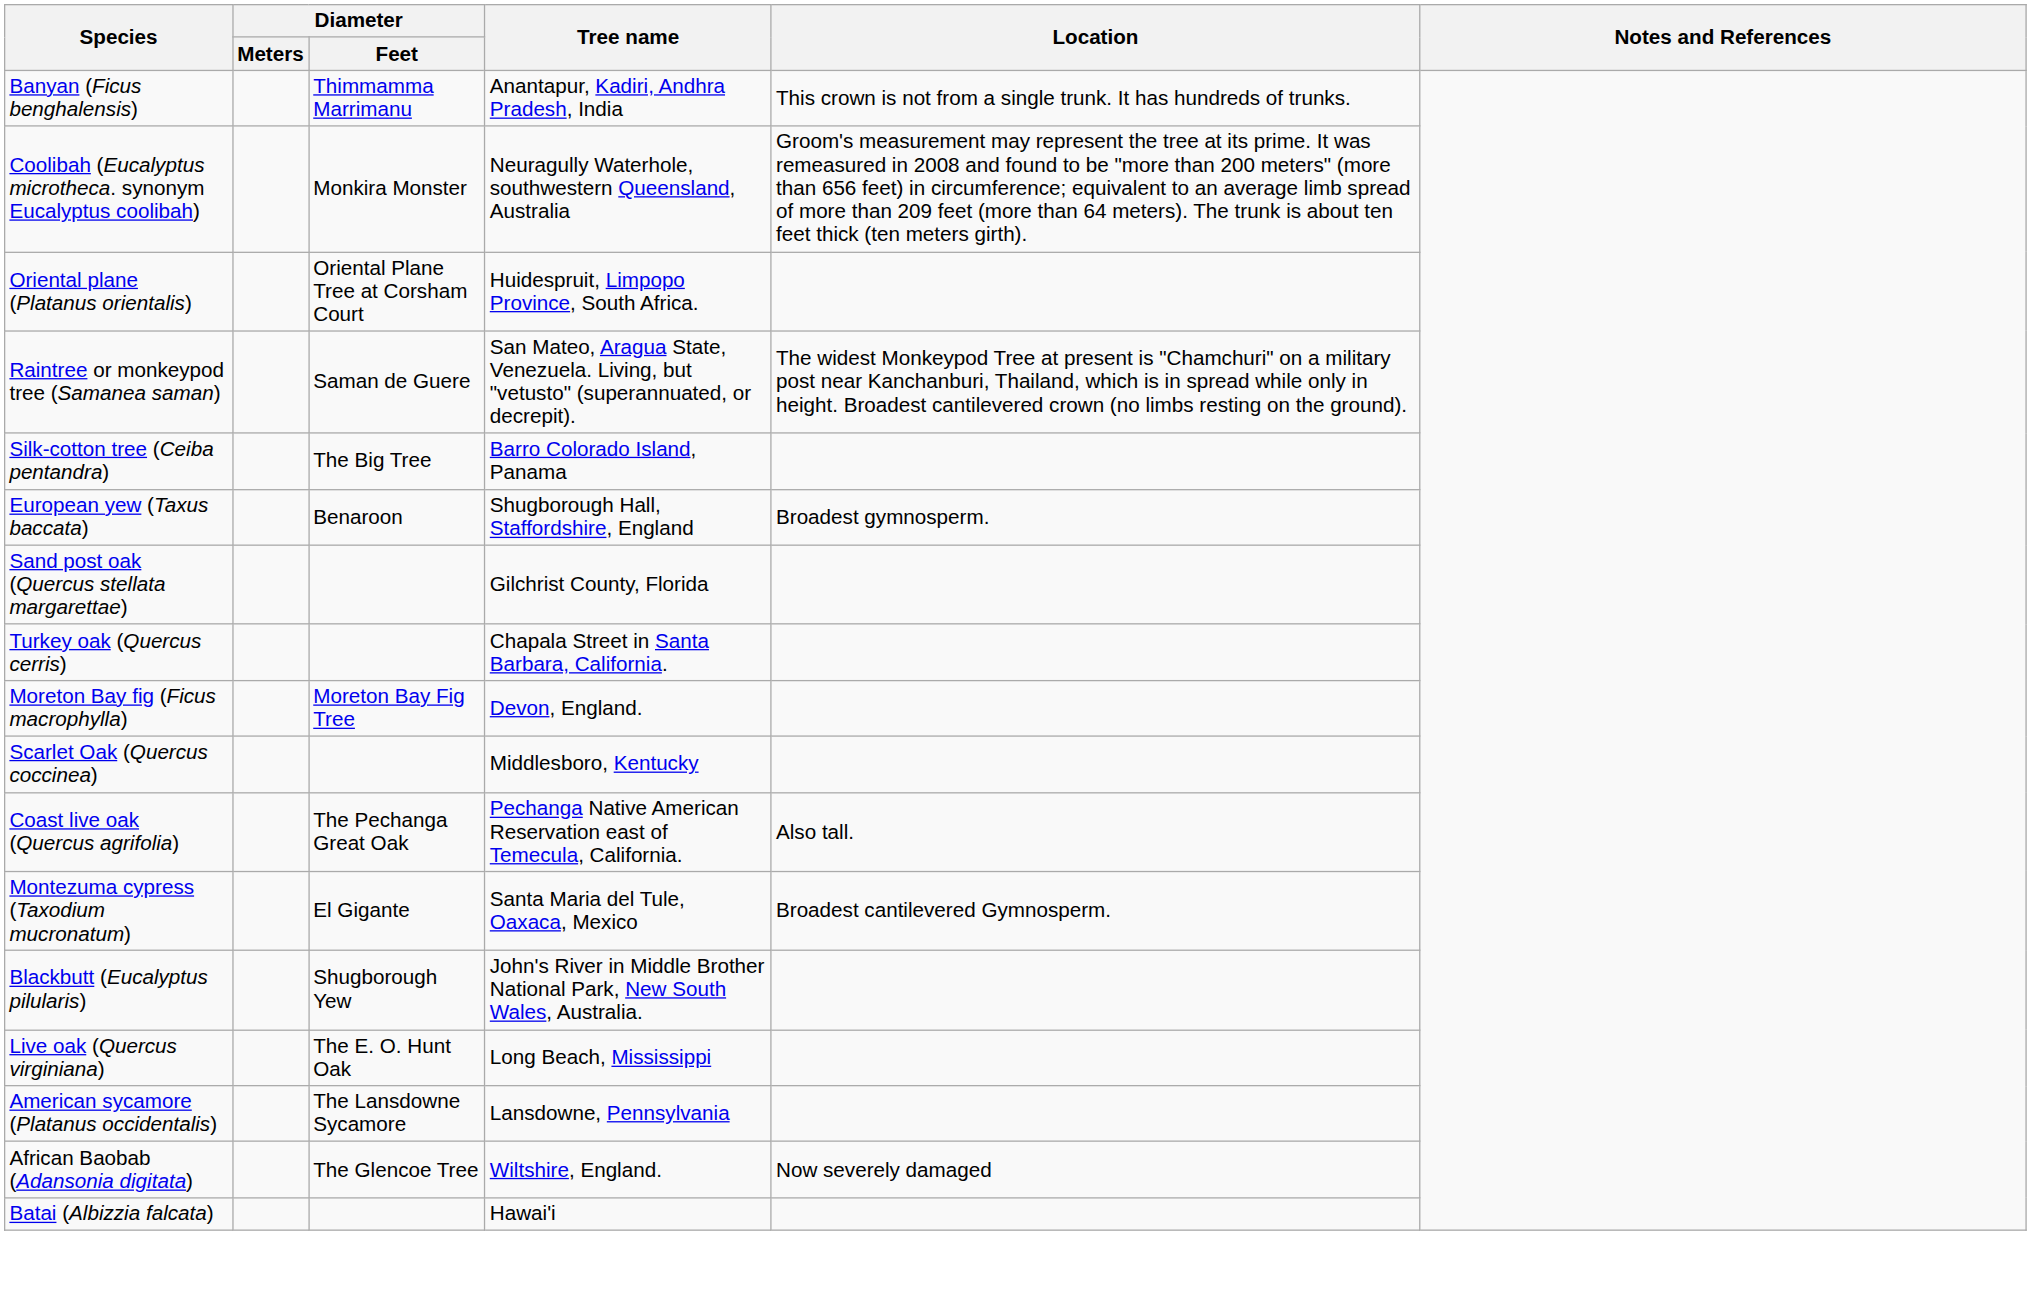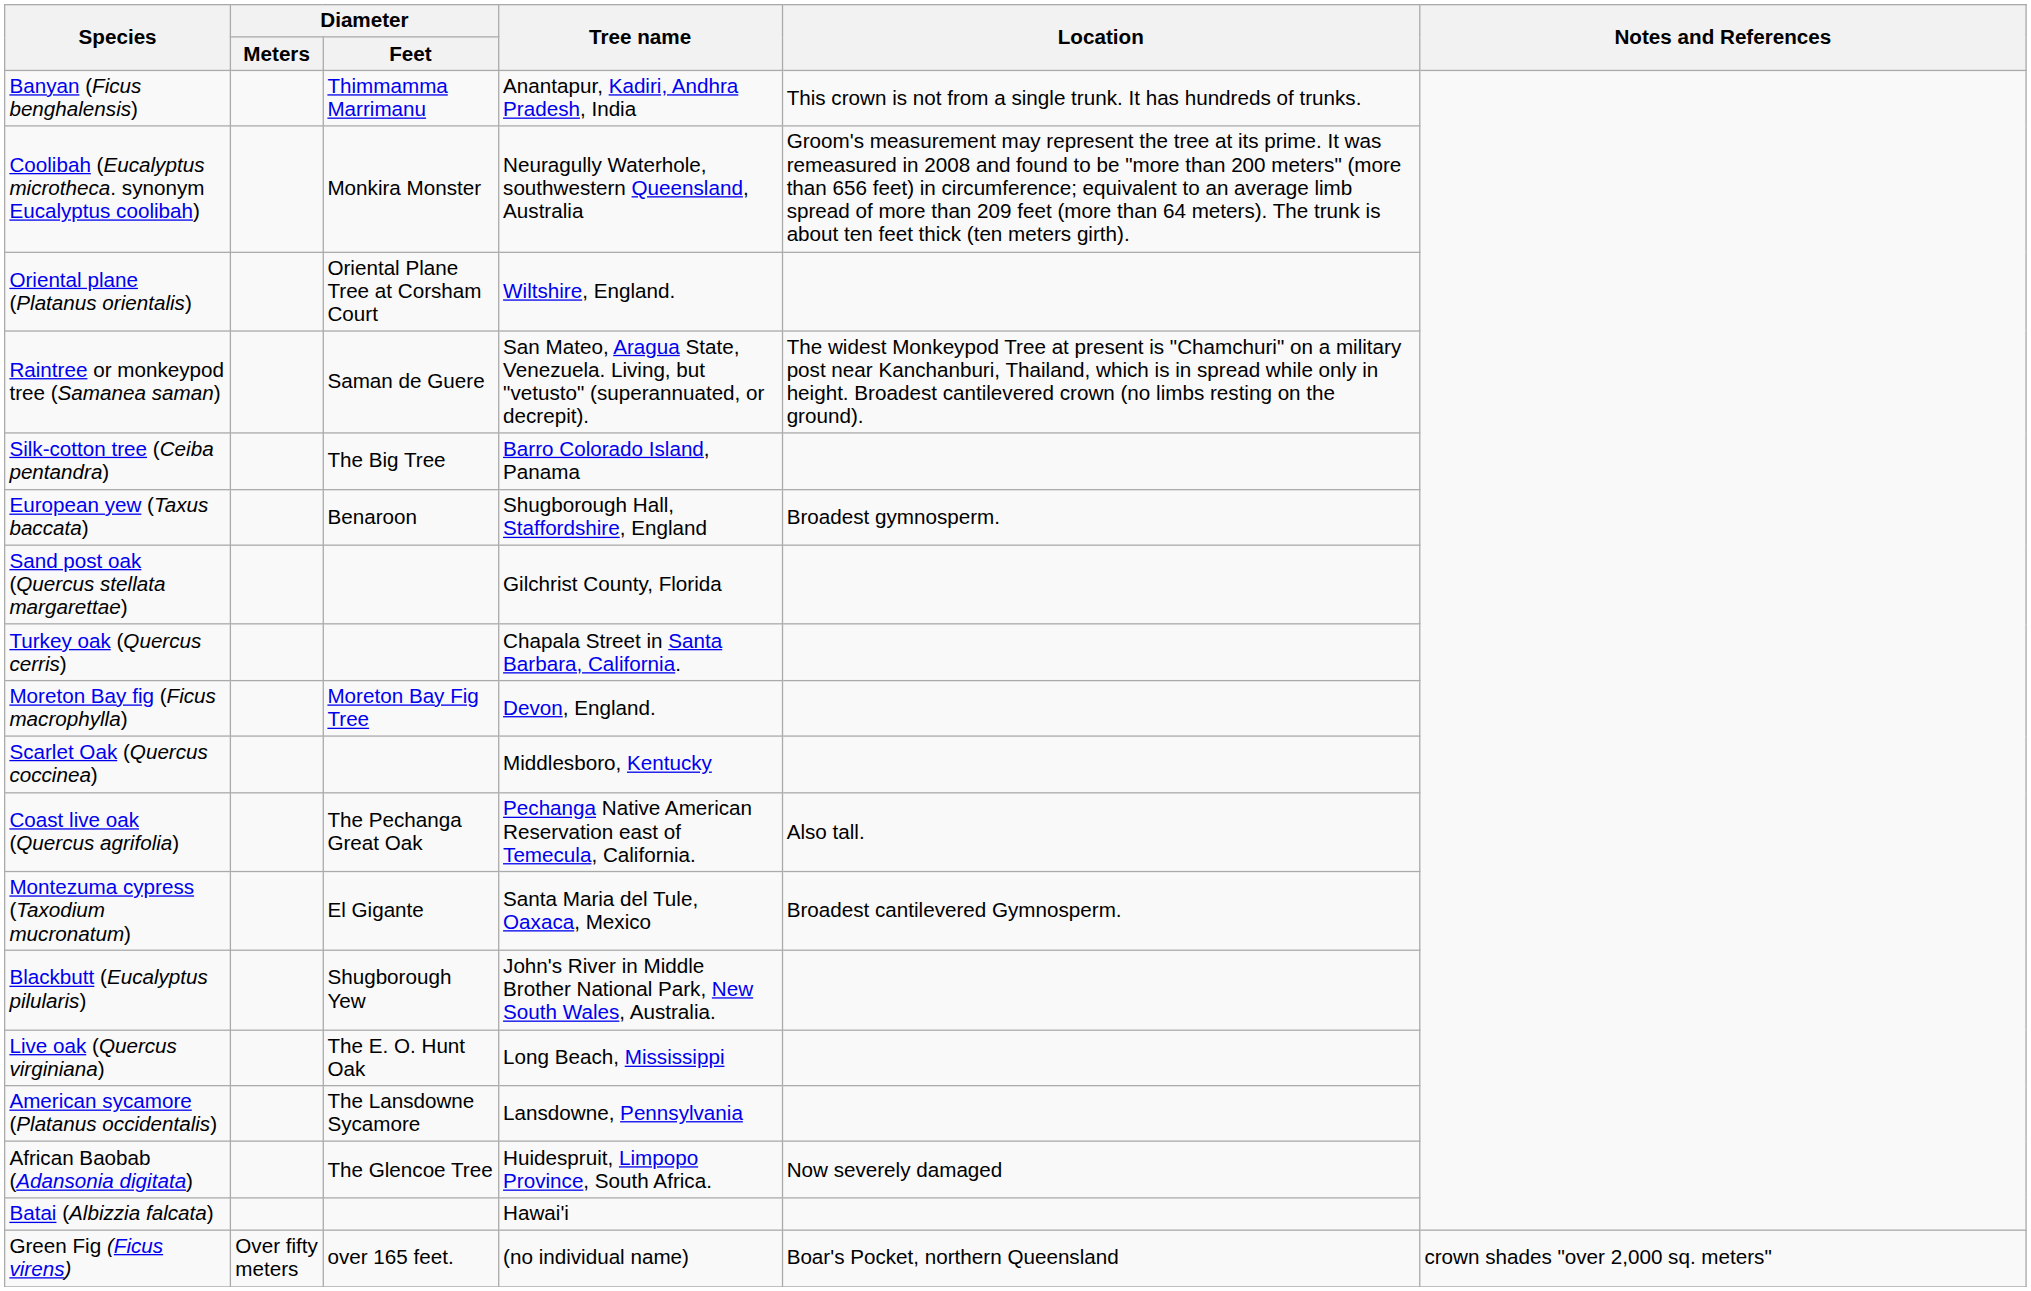(594, 291) Huidespruit, Limpopo Province, South Africa. -> (589, 291) Wiltshire, England.
(576, 1169) Wiltshire, England. -> (607, 1169) Huidespruit, Limpopo Province, South Africa.
+ row: (86, 1258)
